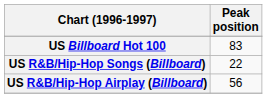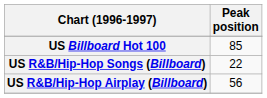(236, 45) 83 -> (236, 45) 85
